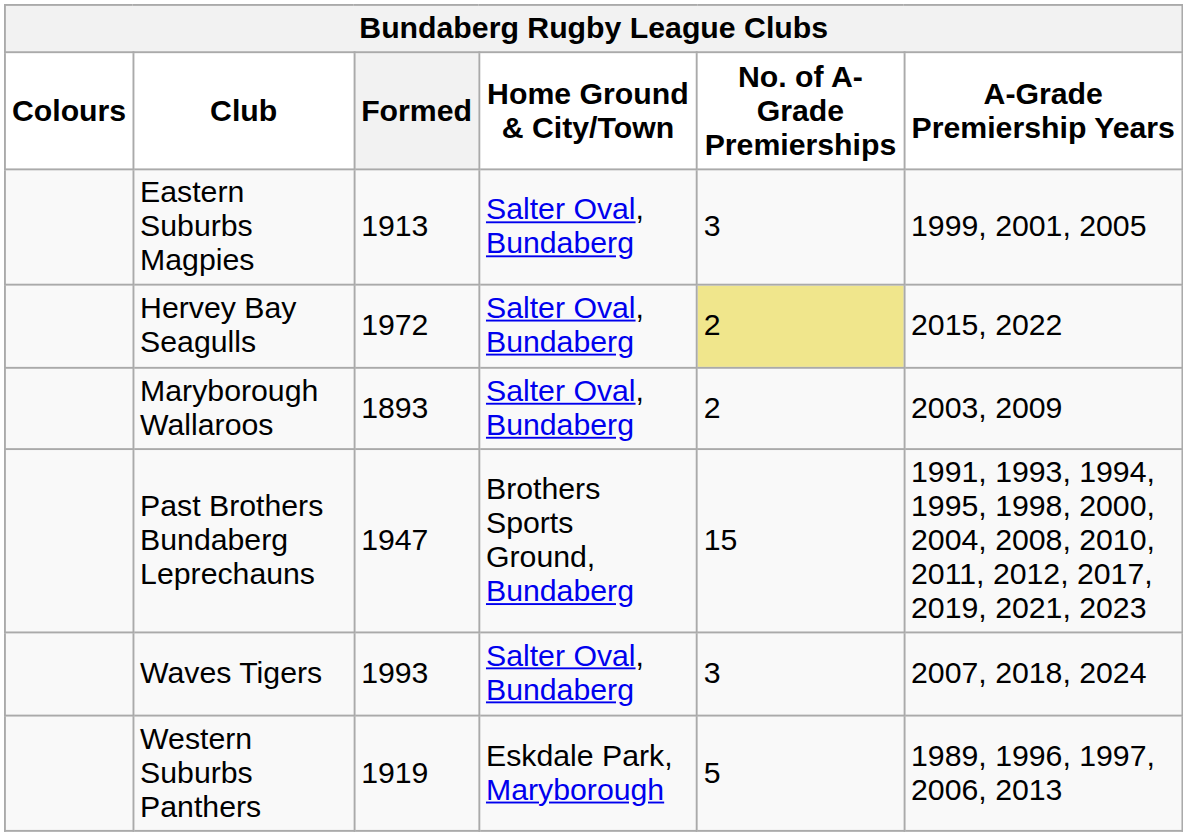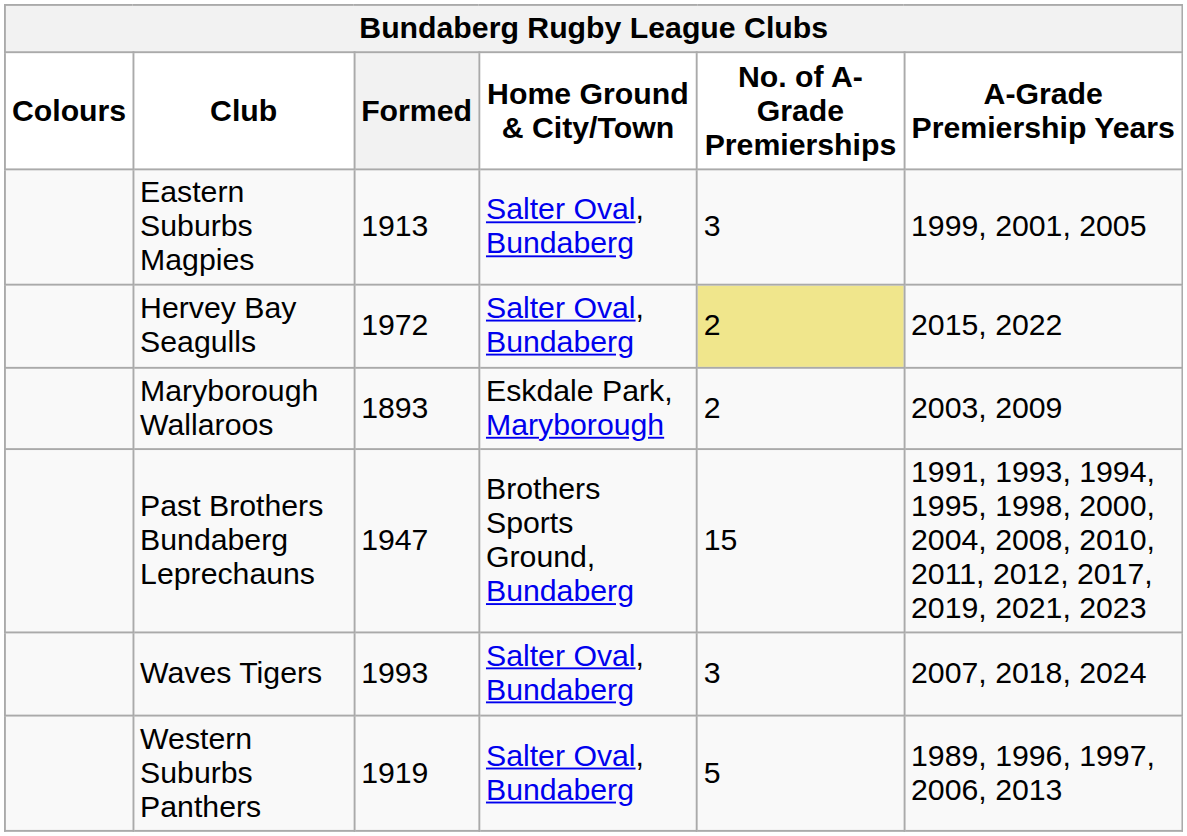(565, 407) Salter Oval, Bundaberg -> (579, 407) Eskdale Park, Maryborough
(579, 772) Eskdale Park, Maryborough -> (565, 772) Salter Oval, Bundaberg
